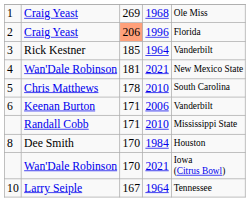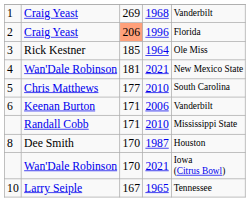(191, 13) Ole Miss -> (193, 13) Vanderbilt
(193, 50) Vanderbilt -> (191, 50) Ole Miss
(131, 87) 178 -> (131, 87) 177
(157, 143) 1984 -> (157, 143) 1987
(157, 188) 1964 -> (157, 188) 1965
